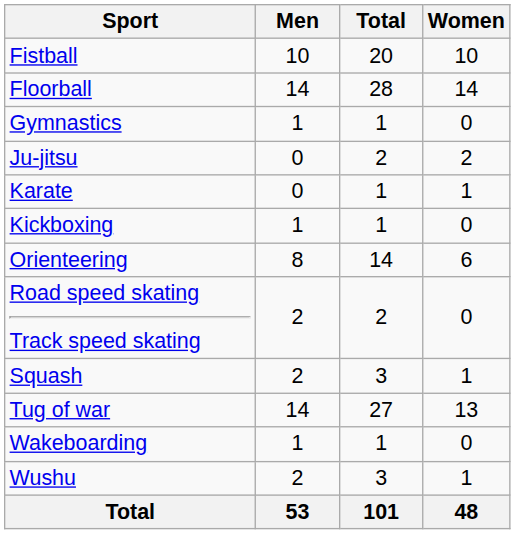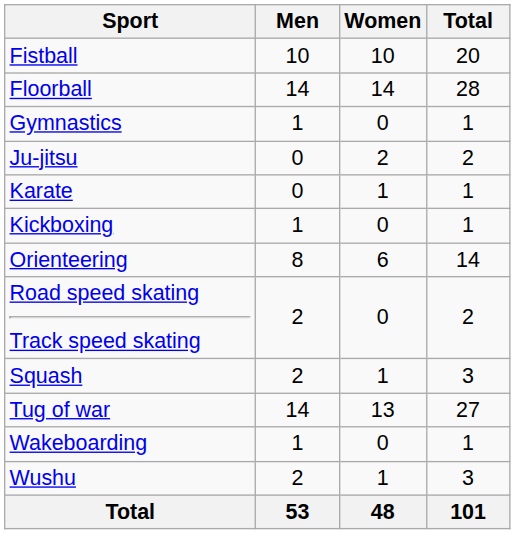columns swapped: (466, 21) <-> (381, 21)
